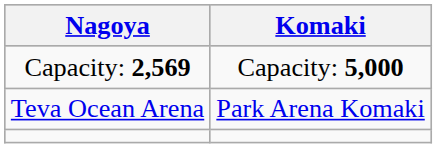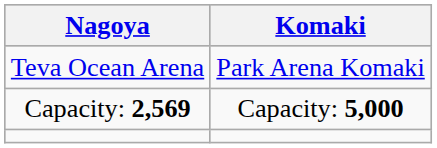rows swapped: (108, 108) <-> (108, 66)
